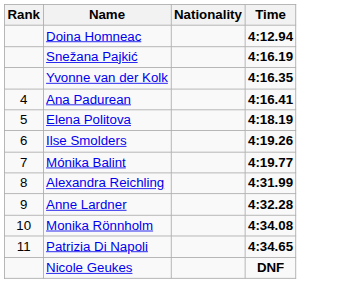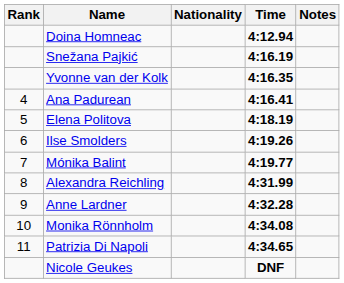+ column: (318, 15)
